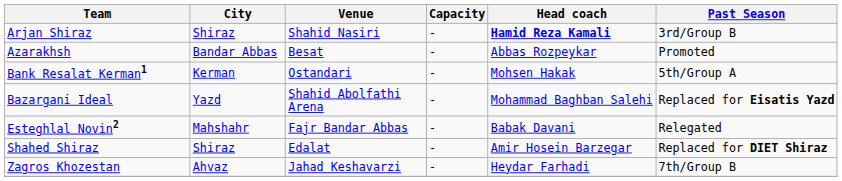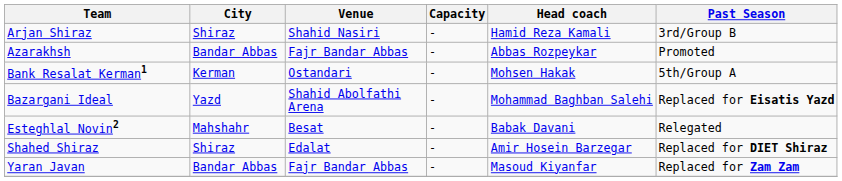(551, 33) bold -> (551, 33) normal
(306, 52) Besat -> (348, 52) Fajr Bandar Abbas
(348, 127) Fajr Bandar Abbas -> (306, 127) Besat
+ row: (46, 167)
- row: (64, 167)
